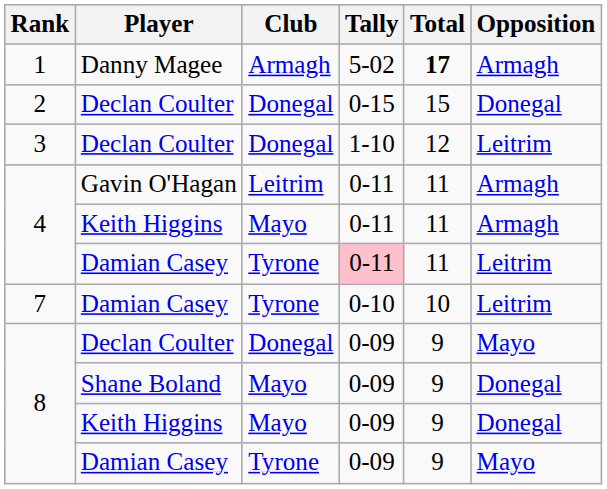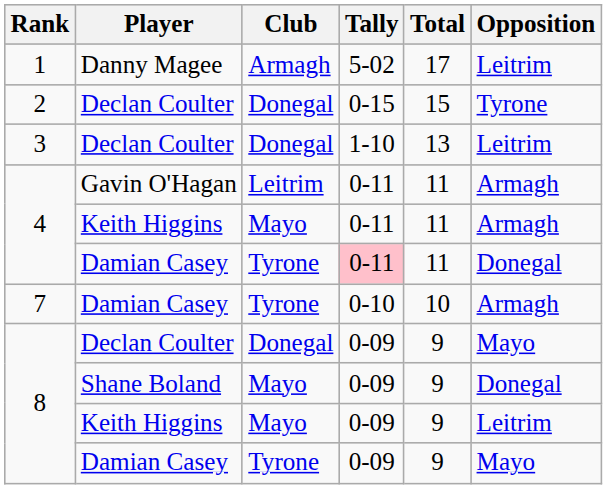(438, 64) bold -> (438, 64) normal
(518, 64) Armagh -> (514, 64) Leitrim
(519, 104) Donegal -> (512, 104) Tyrone
(438, 143) 12 -> (438, 143) 13
(514, 263) Leitrim -> (519, 263) Donegal
(514, 303) Leitrim -> (518, 303) Armagh
(519, 422) Donegal -> (514, 422) Leitrim
